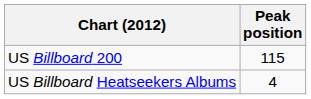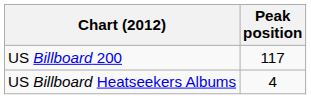(273, 57) 115 -> (273, 57) 117
